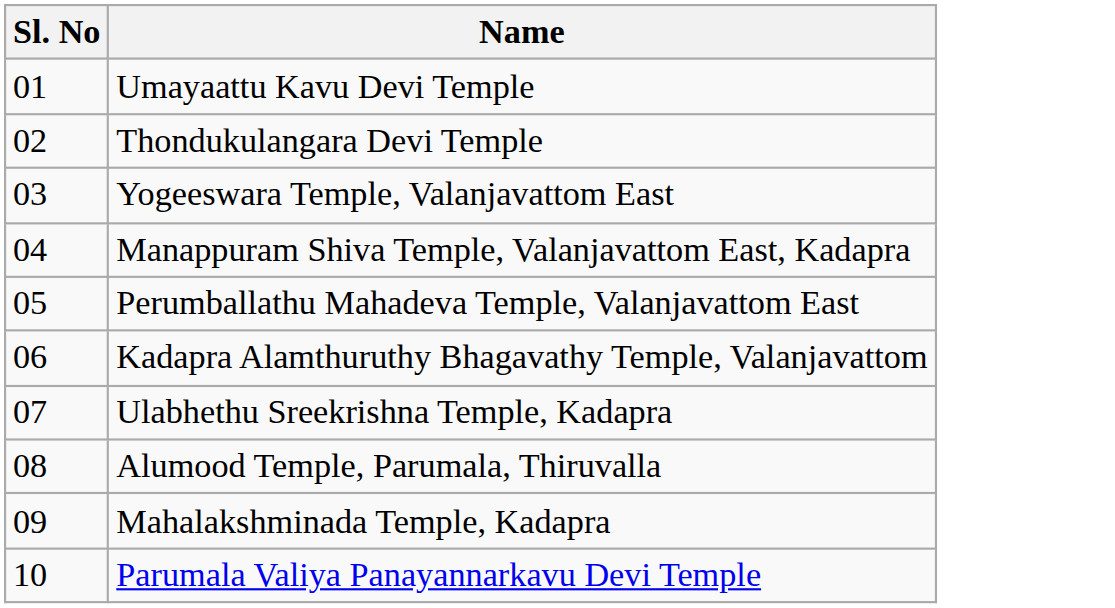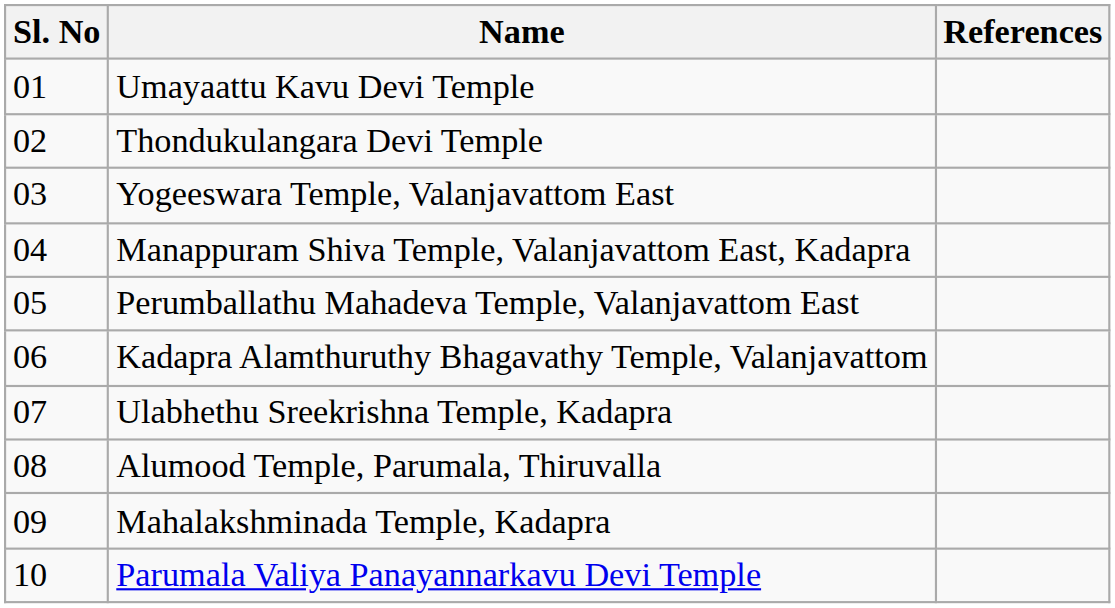+ column: (1023, 31)
